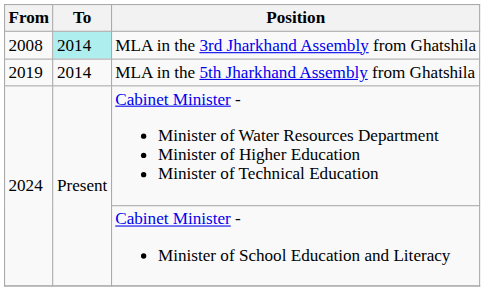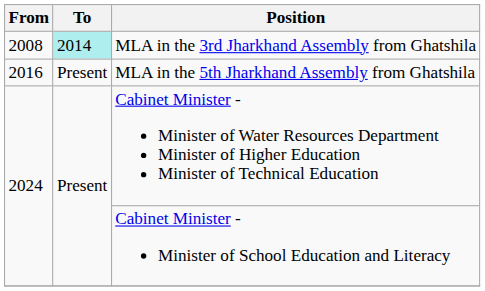(26, 72) 2019 -> (26, 72) 2016
(74, 72) 2014 -> (82, 72) Present
